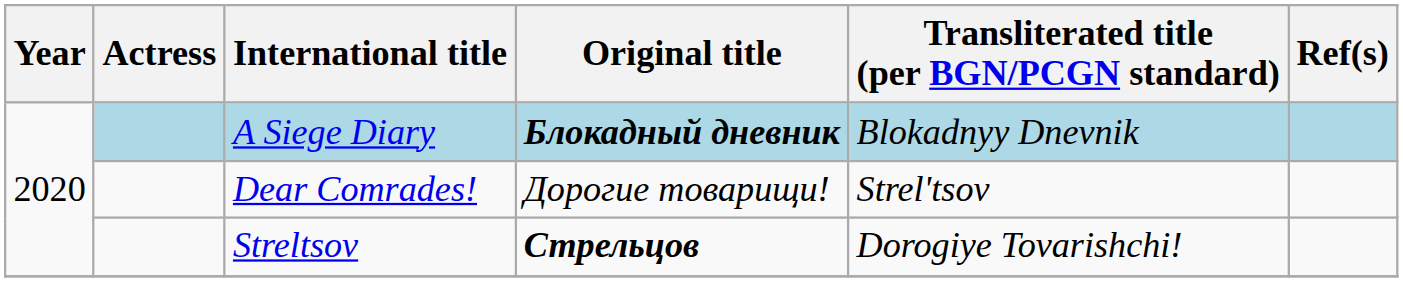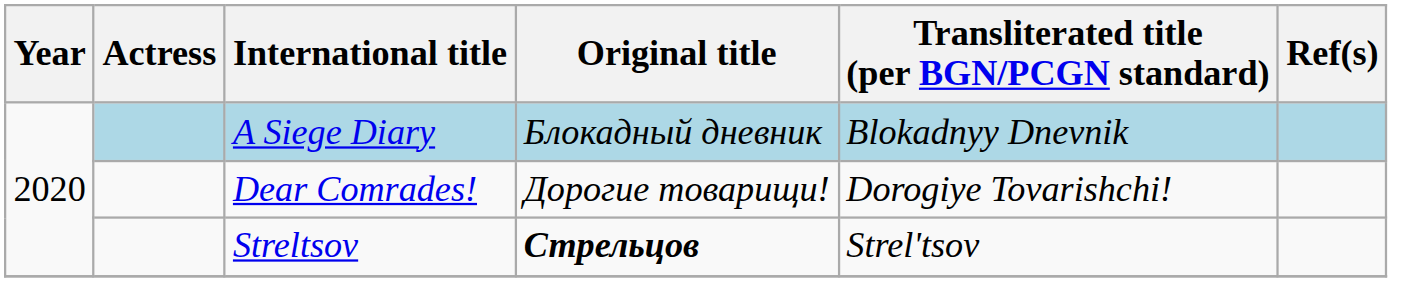(682, 131) bold -> (673, 131) normal
(923, 188) Strel'tsov -> (1009, 188) Dorogiye Tovarishchi!
(1019, 245) Dorogiye Tovarishchi! -> (913, 245) Strel'tsov
